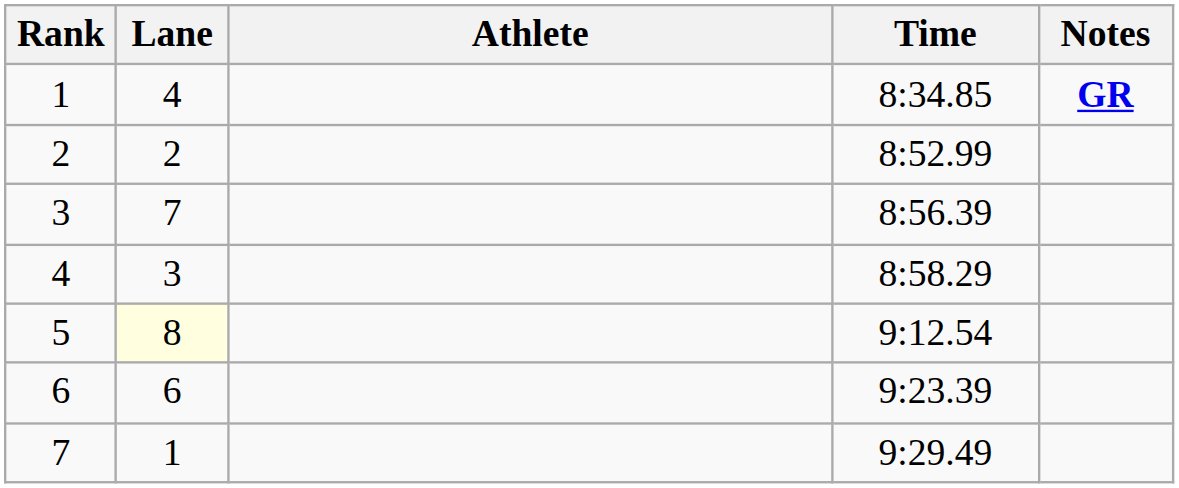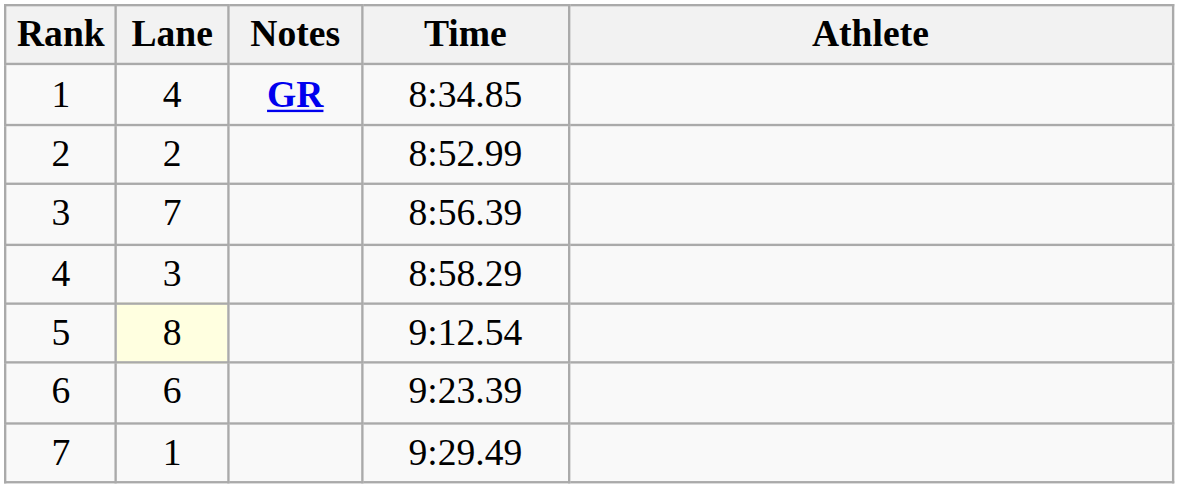columns swapped: (530, 34) <-> (1105, 34)
